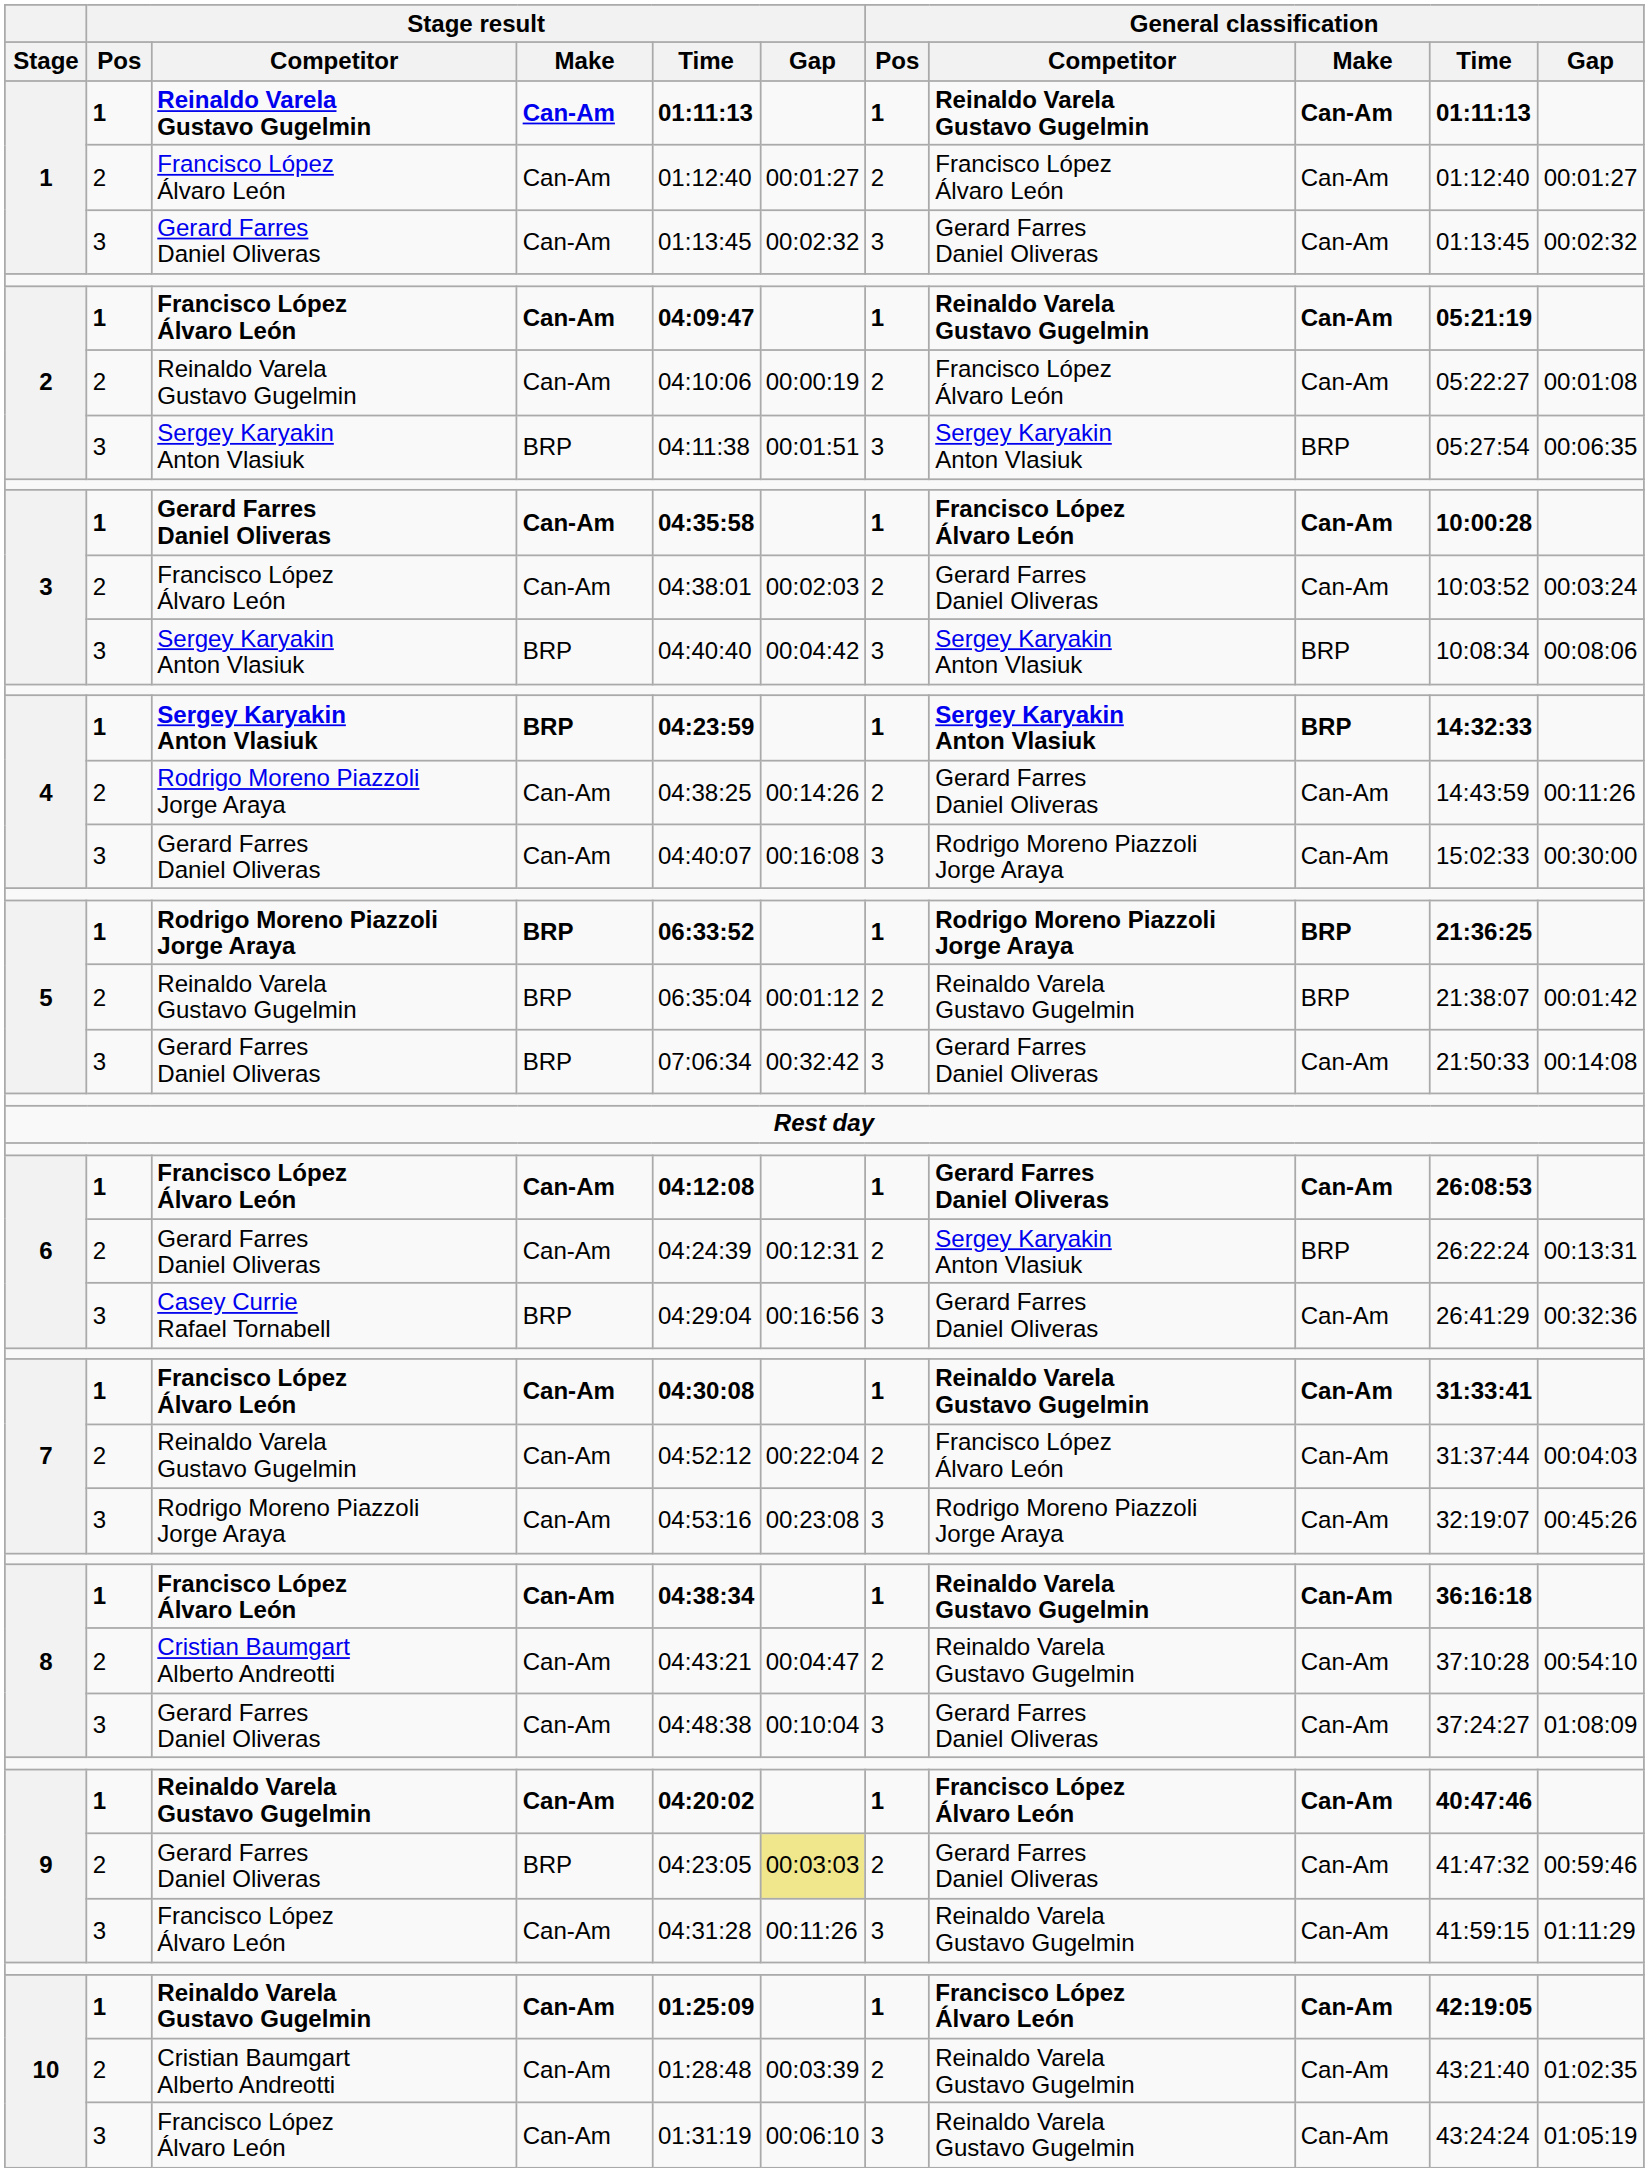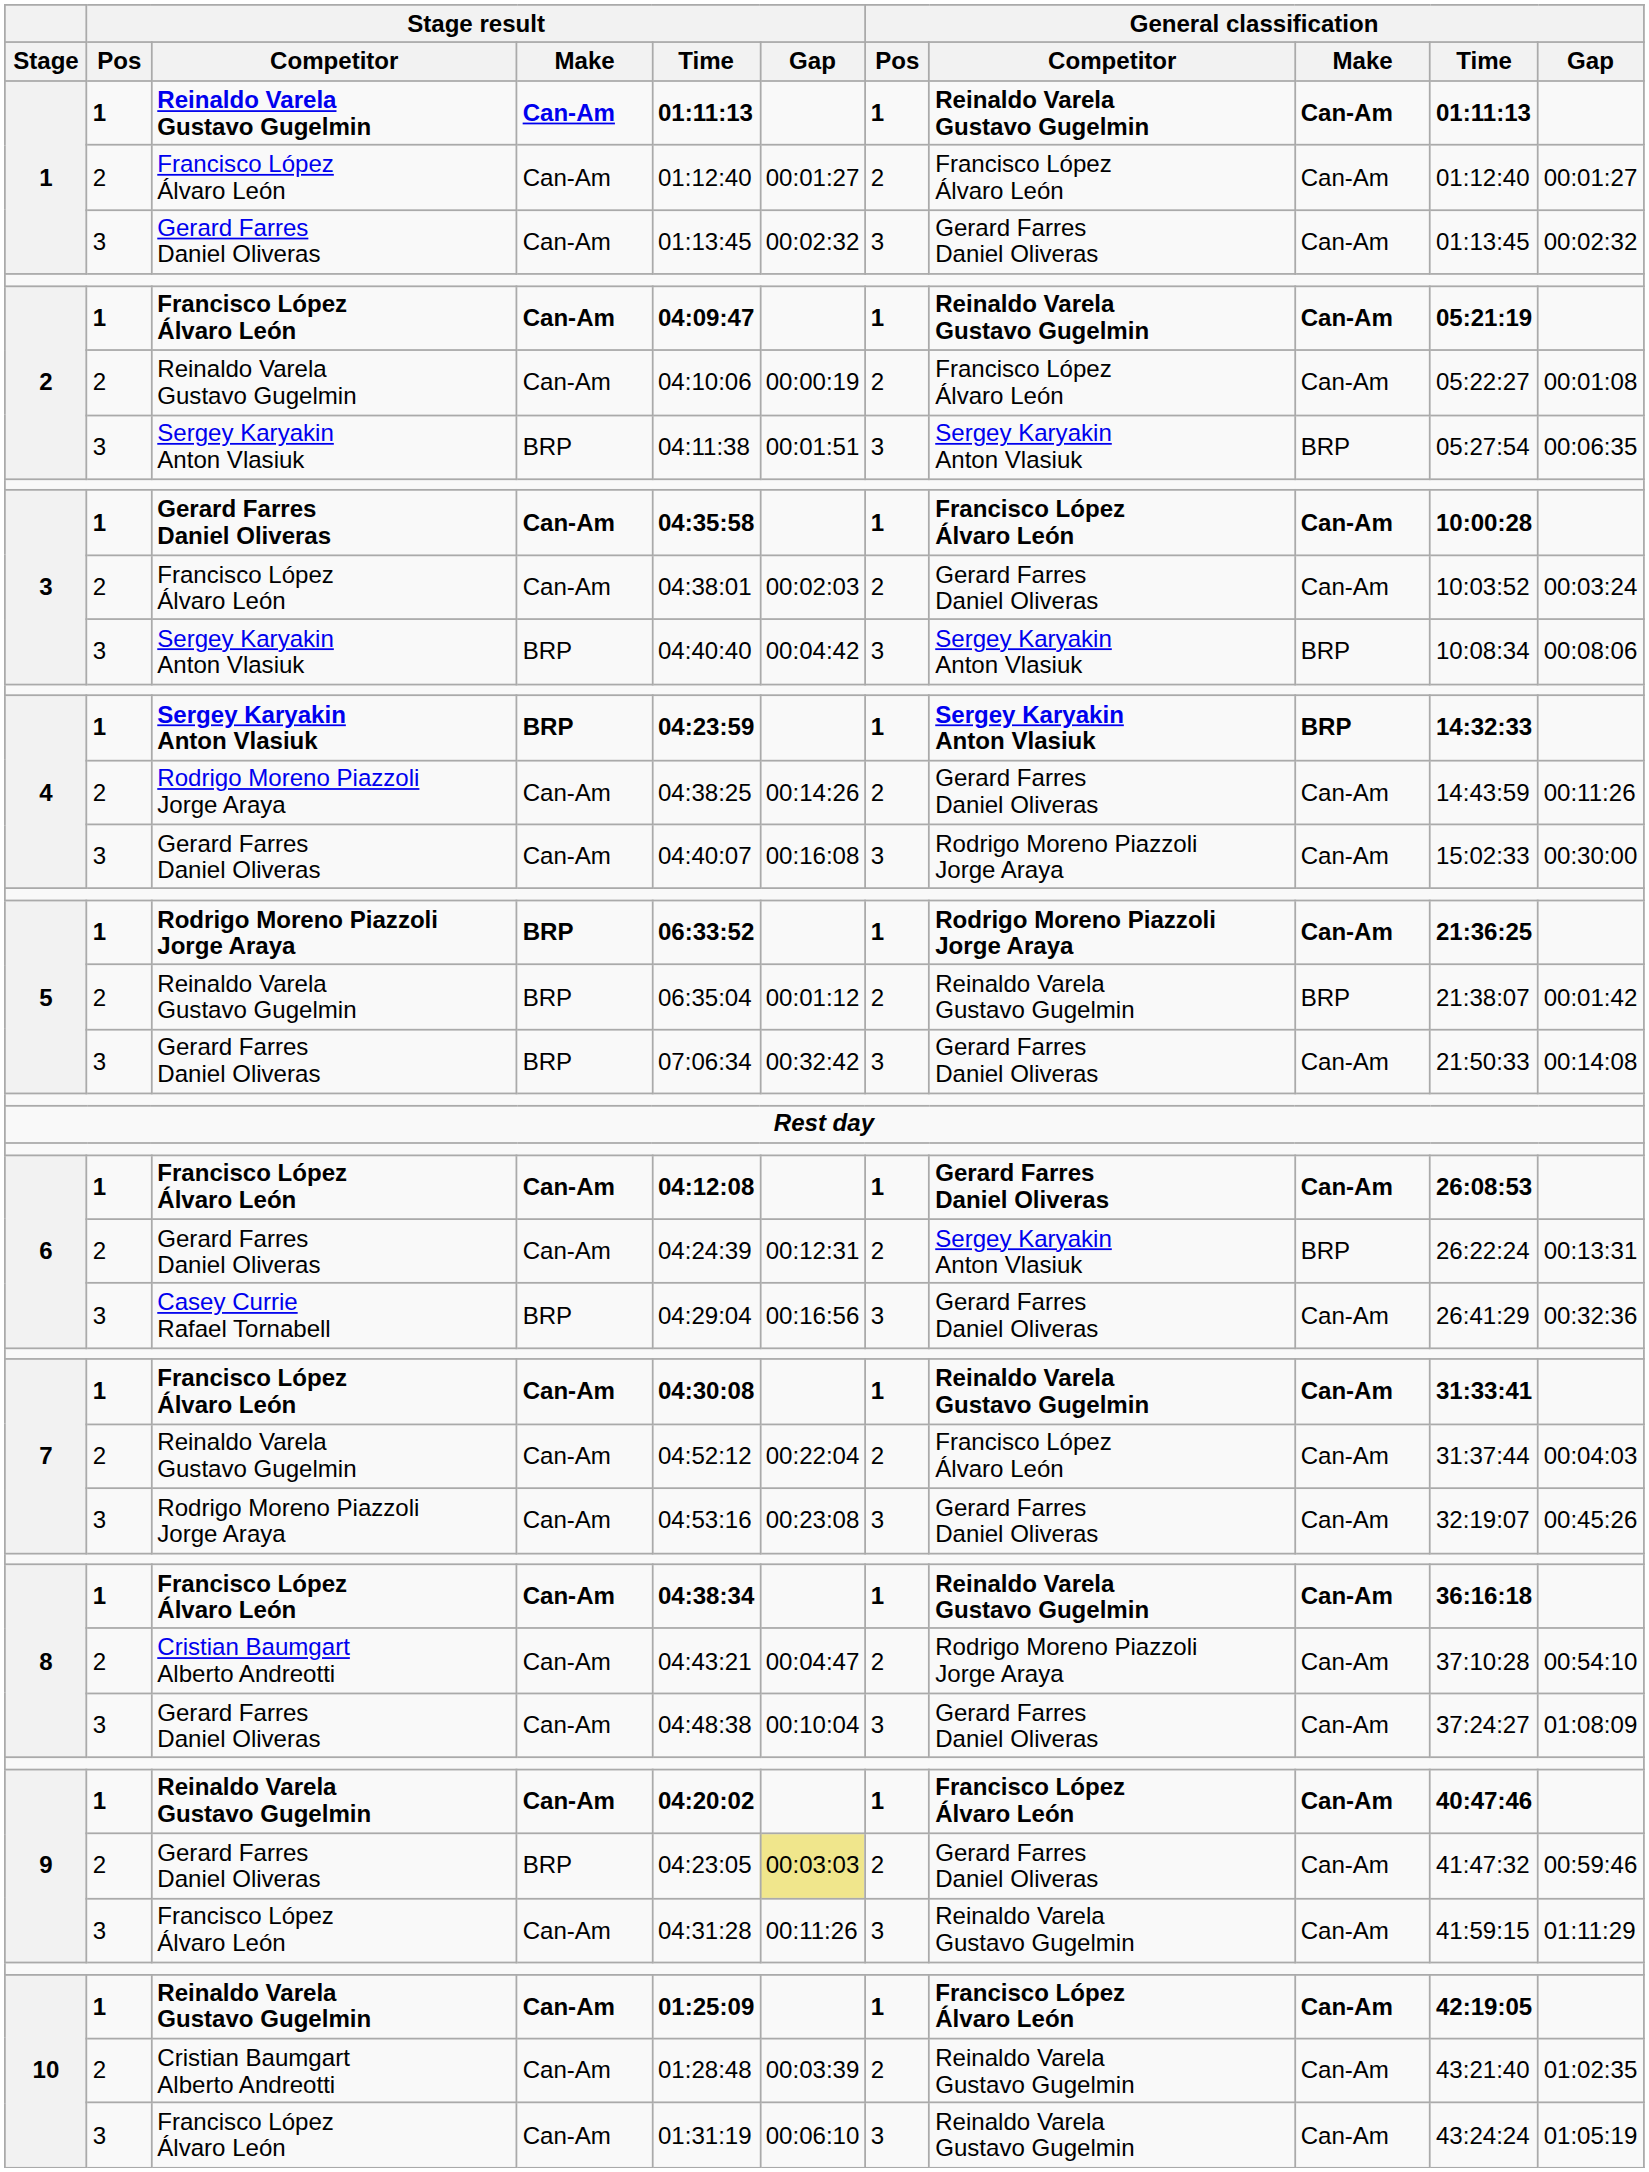(1326, 932) BRP -> (1347, 932) Can-Am
(1066, 1520) Rodrigo Moreno Piazzoli Jorge Araya -> (1017, 1520) Gerard Farres Daniel Oliveras
(1035, 1661) Reinaldo Varela Gustavo Gugelmin -> (1066, 1661) Rodrigo Moreno Piazzoli Jorge Araya
